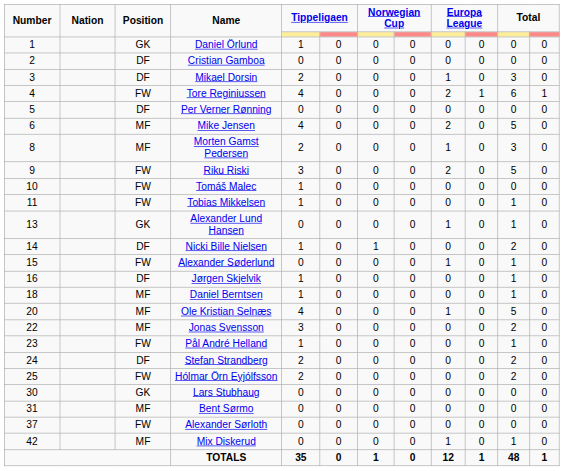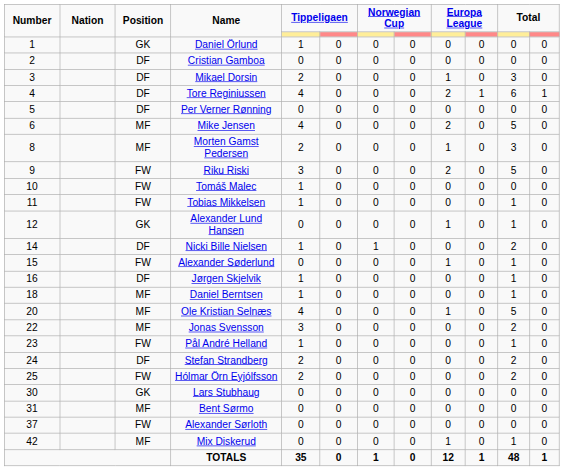(143, 93) FW -> (143, 93) DF
(32, 224) 13 -> (32, 224) 12
